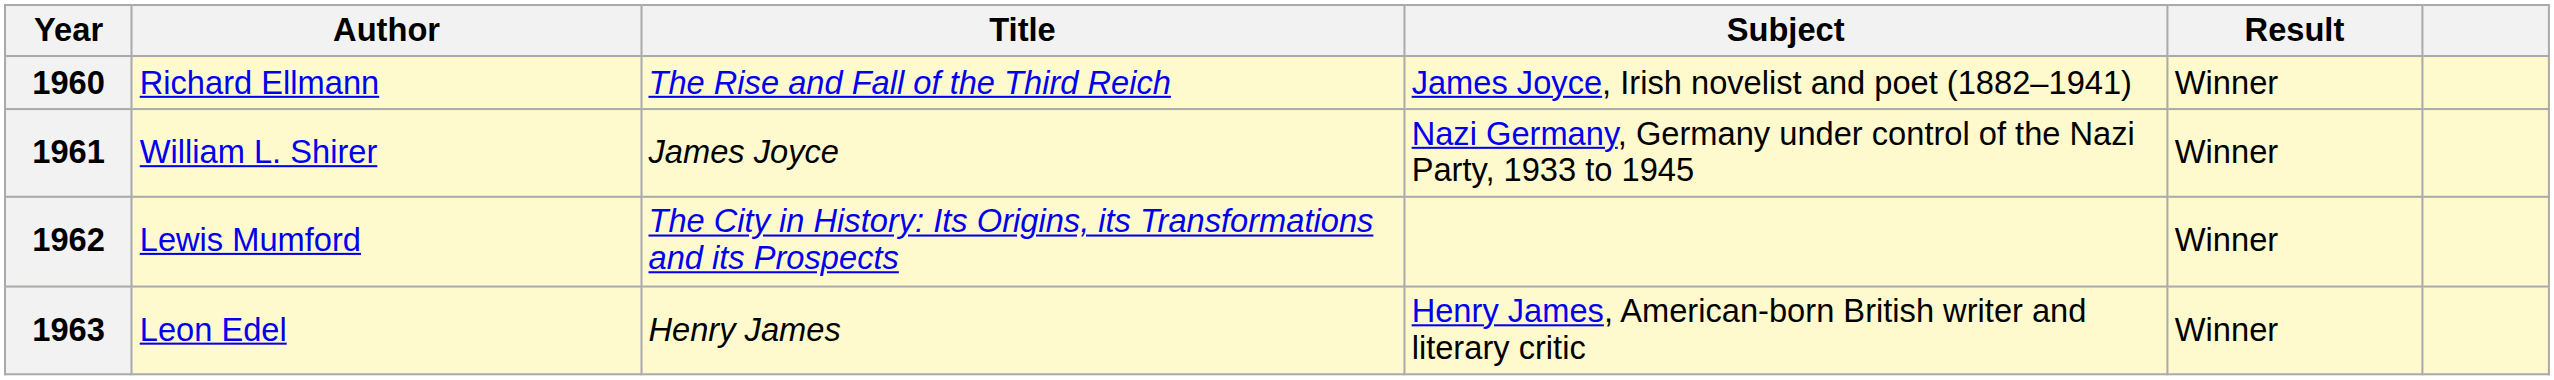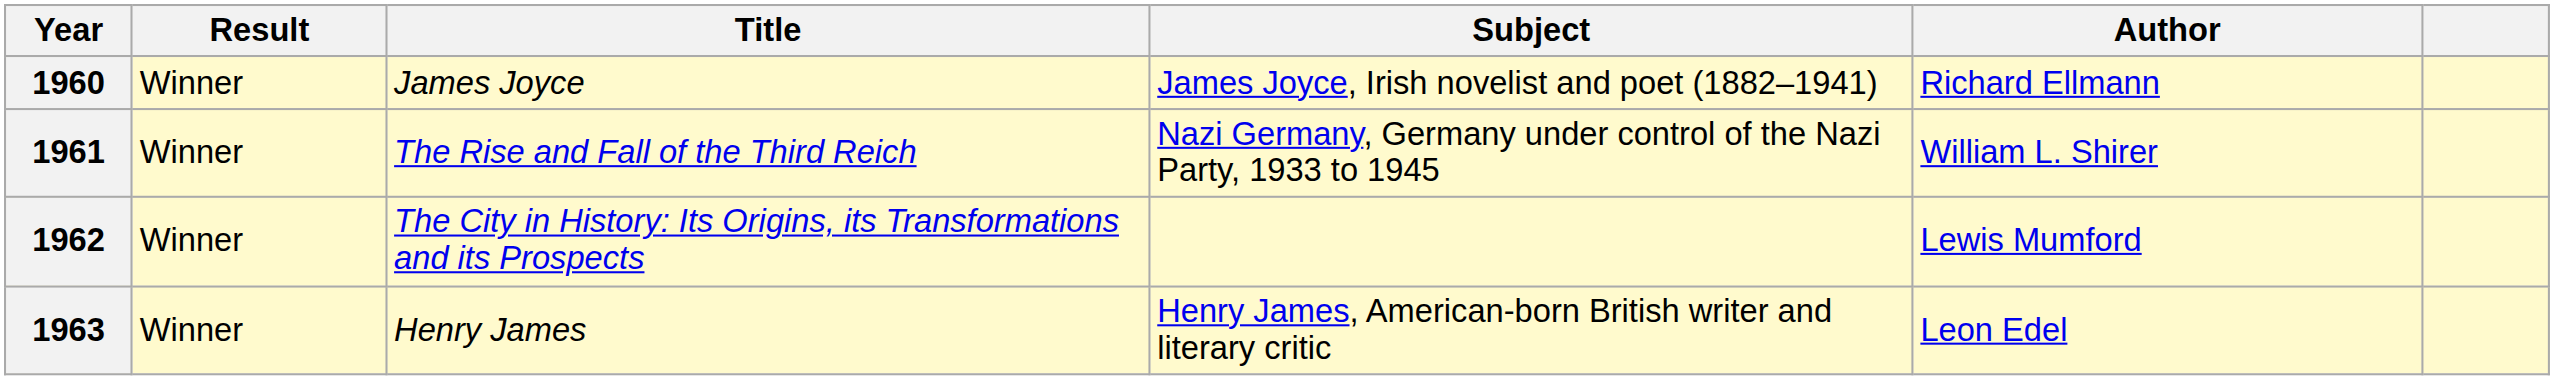columns swapped: (387, 30) <-> (2294, 30)
(910, 82) The Rise and Fall of the Third Reich -> (489, 82) James Joyce
(744, 152) James Joyce -> (655, 152) The Rise and Fall of the Third Reich
